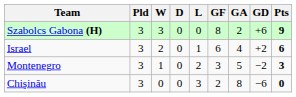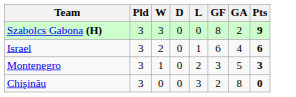- column: (261, 13)
